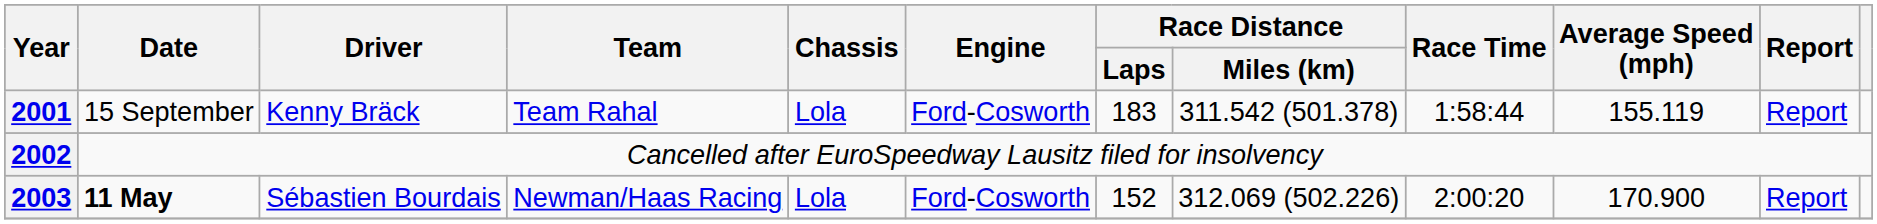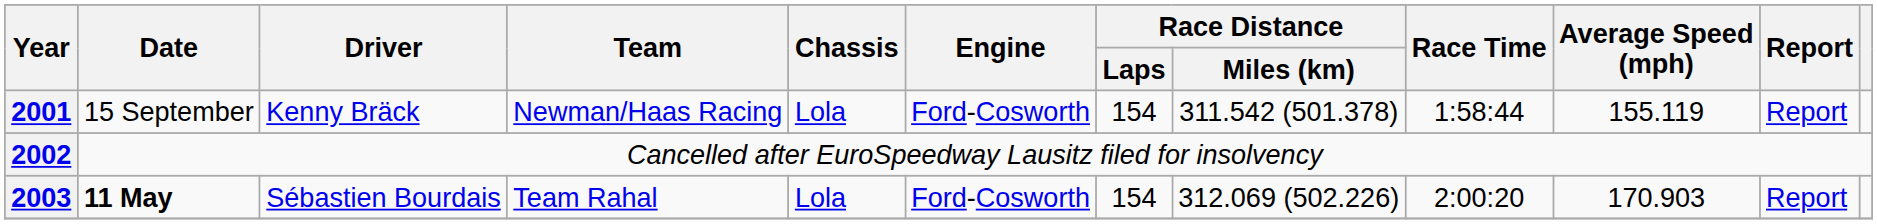(585, 112) Team Rahal -> (648, 112) Newman/Haas Racing
(1134, 112) 183 -> (1134, 112) 154
(648, 198) Newman/Haas Racing -> (585, 198) Team Rahal
(1134, 198) 152 -> (1134, 198) 154
(1656, 198) 170.900 -> (1656, 198) 170.903
